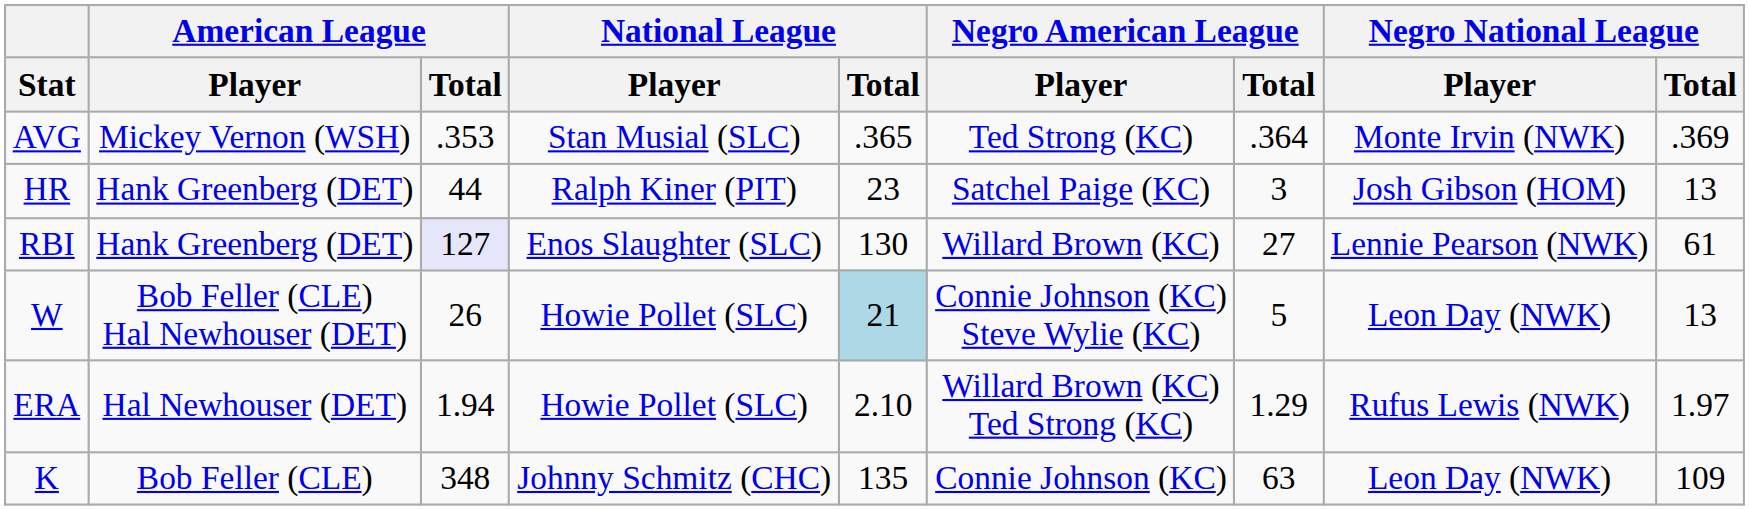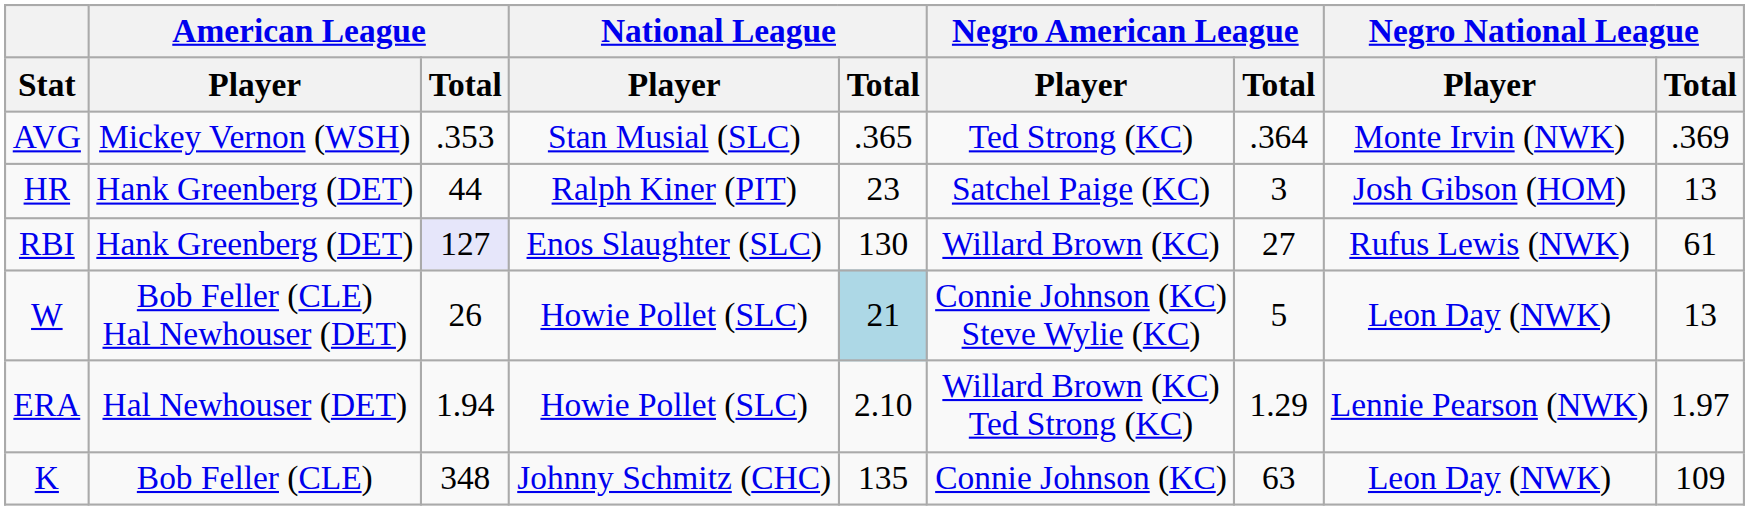(1490, 243) Lennie Pearson (NWK) -> (1490, 243) Rufus Lewis (NWK)
(1490, 405) Rufus Lewis (NWK) -> (1490, 405) Lennie Pearson (NWK)
